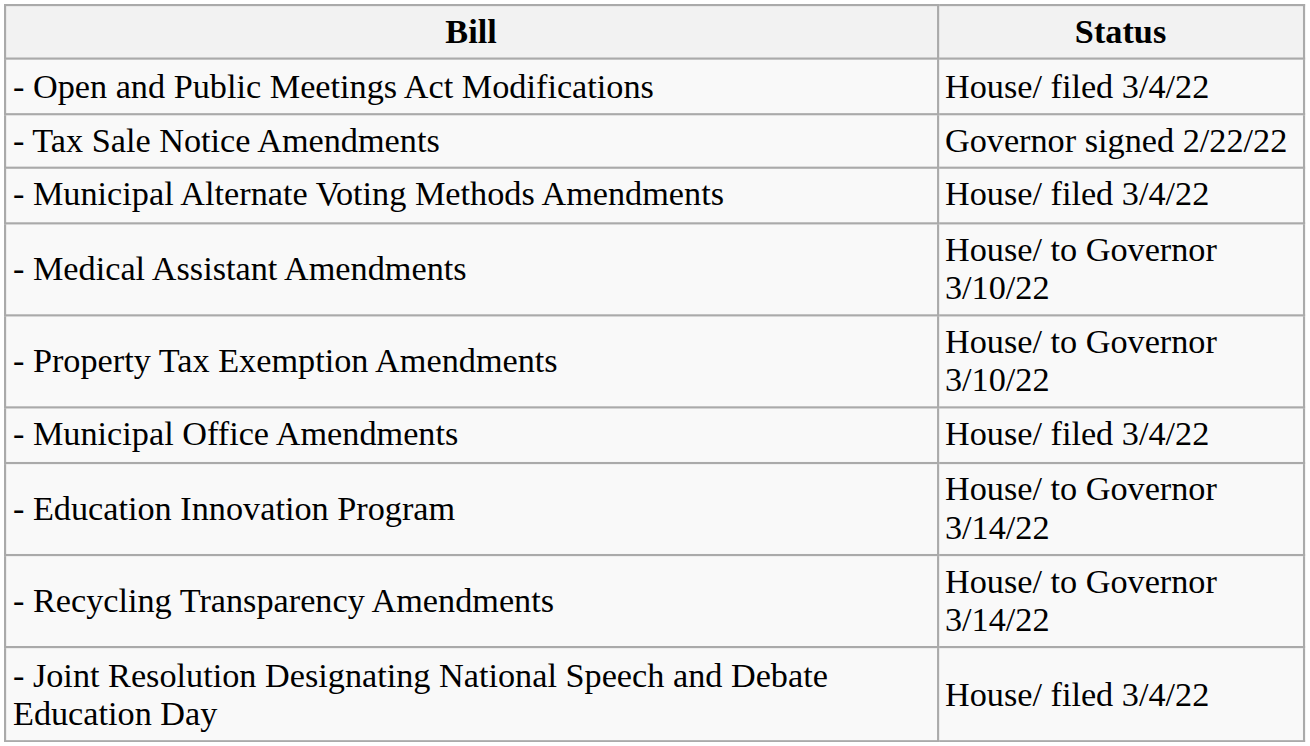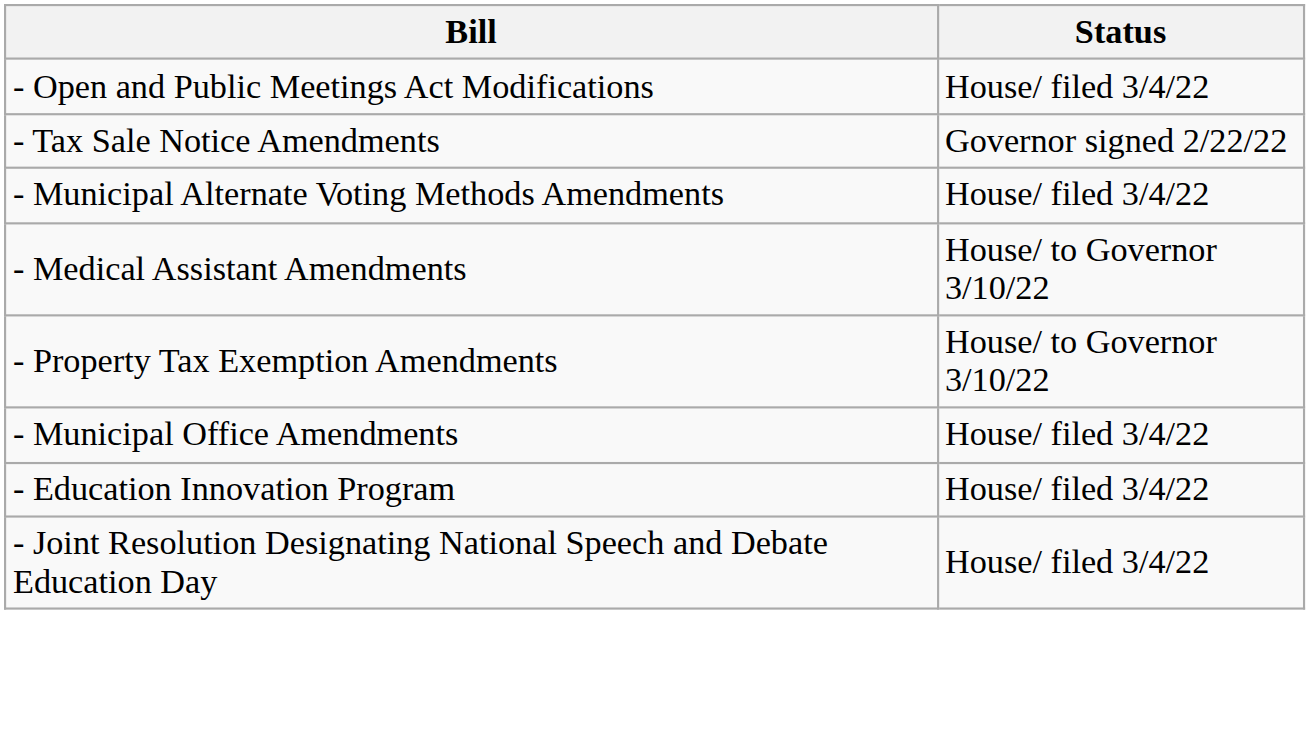(1081, 508) House/ to Governor 3/14/22 -> (1077, 488) House/ filed 3/4/22
- row: (284, 600)
